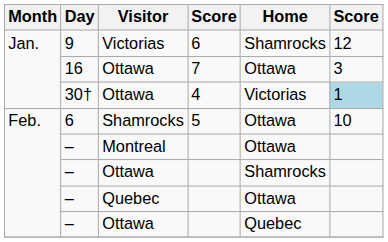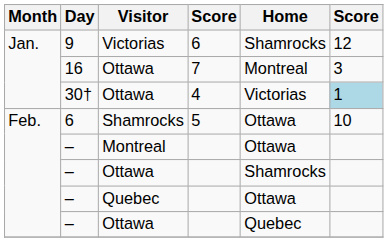(270, 69) Ottawa -> (276, 69) Montreal
